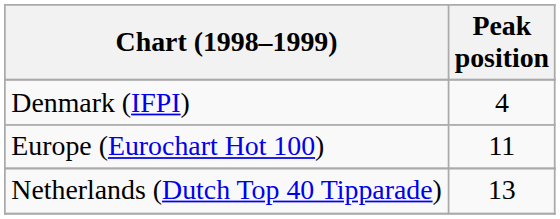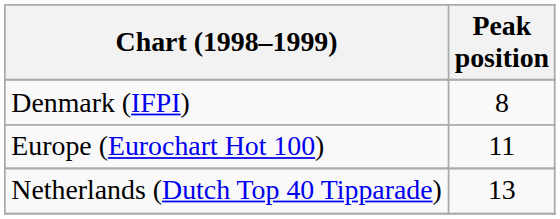(502, 102) 4 -> (502, 102) 8
